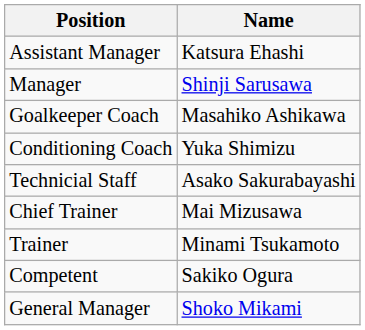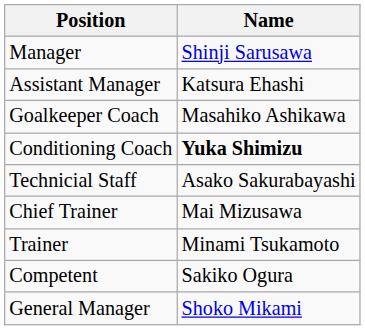rows swapped: (45, 84) <-> (85, 52)
(238, 148) normal -> (242, 148) bold
